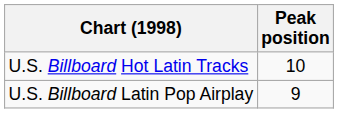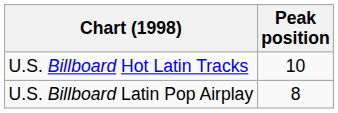(296, 94) 9 -> (296, 94) 8
